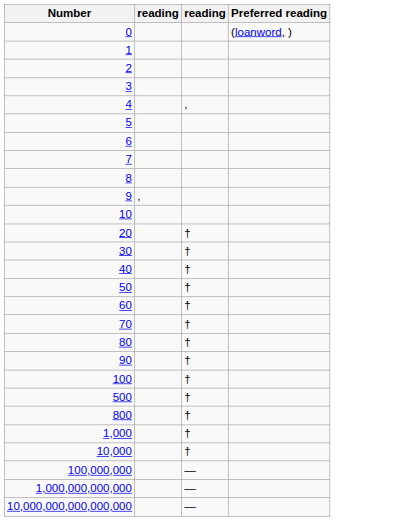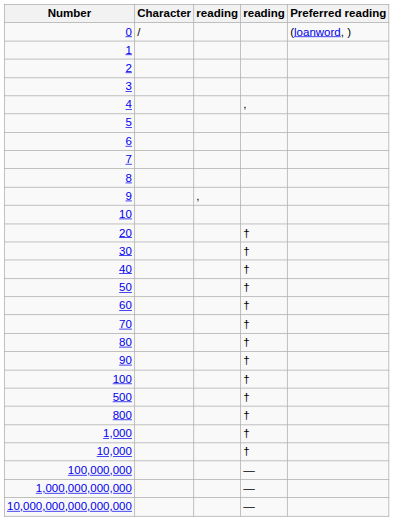+ column: (164, 13)
